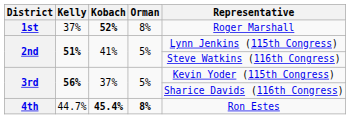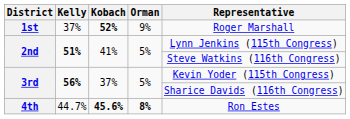(145, 28) 8% -> (145, 28) 9%
(108, 106) 45.4% -> (108, 106) 45.6%
